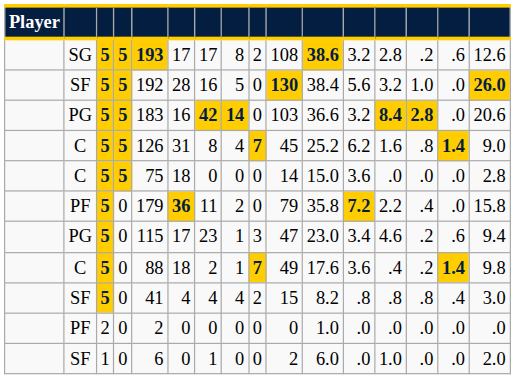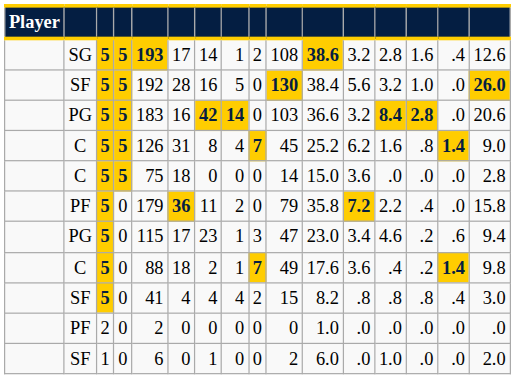(208, 55) 17 -> (208, 55) 14
(240, 55) 8 -> (240, 55) 1
(427, 55) .2 -> (422, 55) 1.6
(458, 55) .6 -> (458, 55) .4
